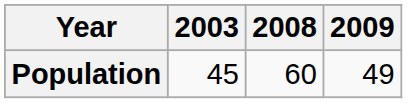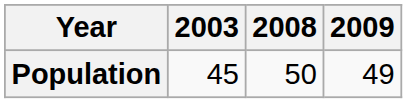(301, 73) 60 -> (301, 73) 50
